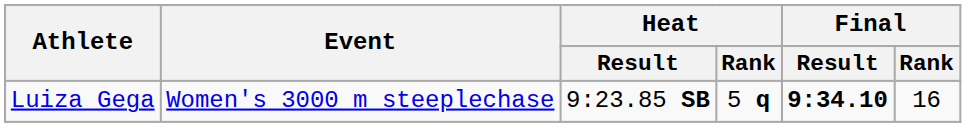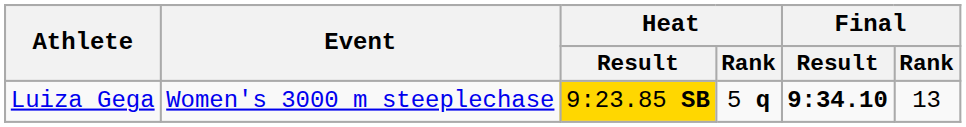(638, 101) no background -> (638, 101) gold background
(927, 101) 16 -> (927, 101) 13
